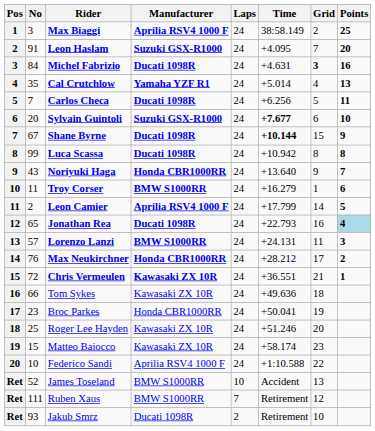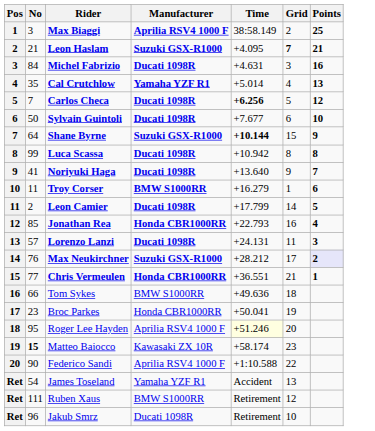- column: (245, 13)
(33, 48) 91 -> (33, 48) 21
(316, 48) normal -> (288, 48) bold
(345, 48) 20 -> (318, 48) 21
(316, 66) bold -> (288, 66) normal
(276, 101) normal -> (249, 101) bold
(345, 101) 11 -> (318, 101) 12
(33, 118) 20 -> (33, 118) 50
(178, 118) Suzuki GSX-R1000 -> (165, 118) Ducati 1098R
(276, 118) bold -> (248, 118) normal
(33, 136) 67 -> (33, 136) 64
(165, 136) Ducati 1098R -> (178, 136) Suzuki GSX-R1000
(33, 171) 43 -> (33, 171) 41
(180, 171) Honda CBR1000RR -> (165, 171) Ducati 1098R
(181, 206) Aprilia RSV4 1000 F -> (165, 206) Ducati 1098R
(33, 223) 65 -> (33, 223) 85
(165, 223) Ducati 1098R -> (180, 223) Honda CBR1000RR
(343, 223) lightblue background -> (315, 223) no background
(170, 241) BMW S1000RR -> (165, 241) Ducati 1098R
(180, 259) Honda CBR1000RR -> (178, 259) Suzuki GSX-R1000
(343, 259) no background -> (315, 259) lavender background
(33, 276) 72 -> (33, 276) 77
(175, 276) Kawasaki ZX 10R -> (180, 276) Honda CBR1000RR
(173, 294) Kawasaki ZX 10R -> (169, 294) BMW S1000RR
(33, 329) 25 -> (33, 329) 95
(173, 329) Kawasaki ZX 10R -> (179, 329) Aprilia RSV4 1000 F
(279, 329) no background -> (251, 329) lightyellow background
(33, 346) normal -> (33, 346) bold
(33, 364) 10 -> (33, 364) 90
(33, 381) 52 -> (33, 381) 54
(169, 381) BMW S1000RR -> (170, 381) Yamaha YZF R1
(33, 416) 93 -> (33, 416) 96
